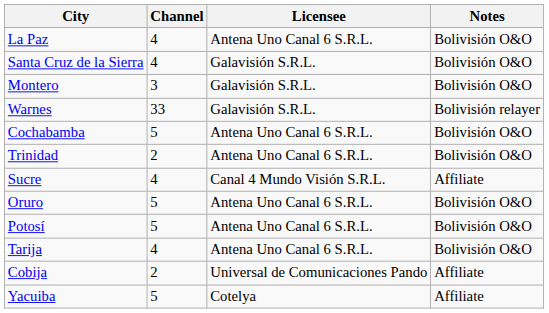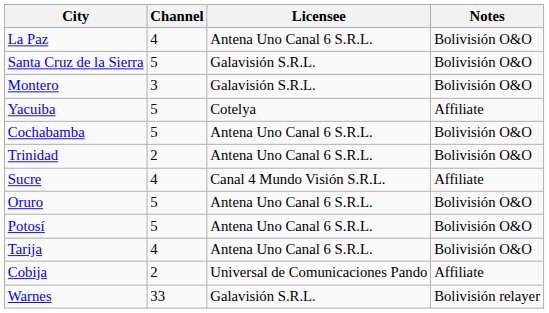(154, 62) 4 -> (154, 62) 5
rows swapped: (30, 109) <-> (32, 296)
